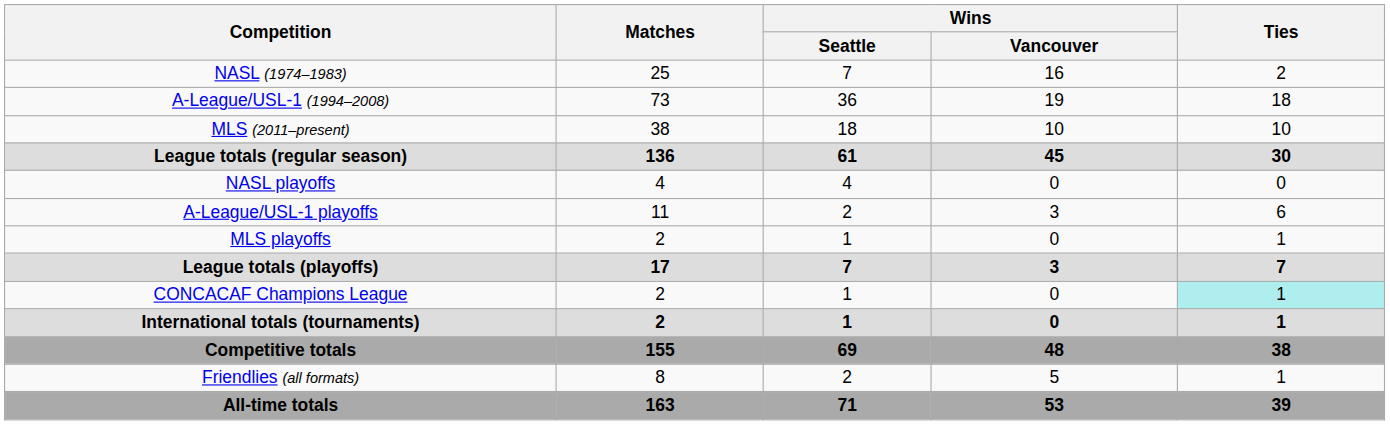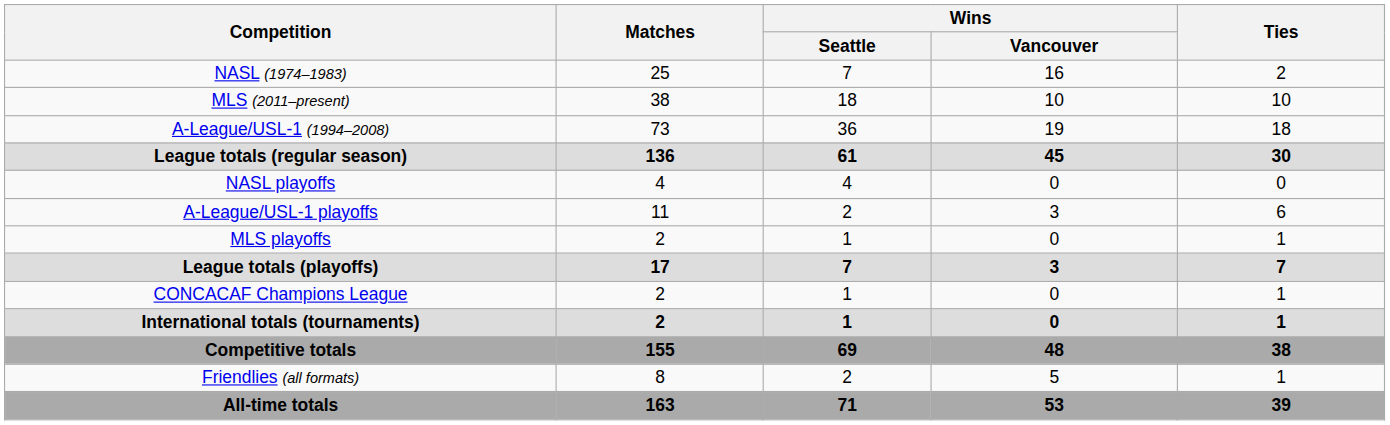rows swapped: (281, 101) <-> (281, 128)
(1281, 294) paleturquoise background -> (1281, 294) no background
